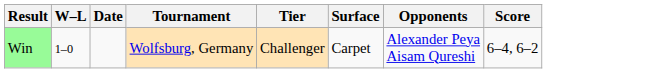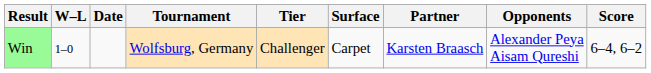+ column: (435, 16)
